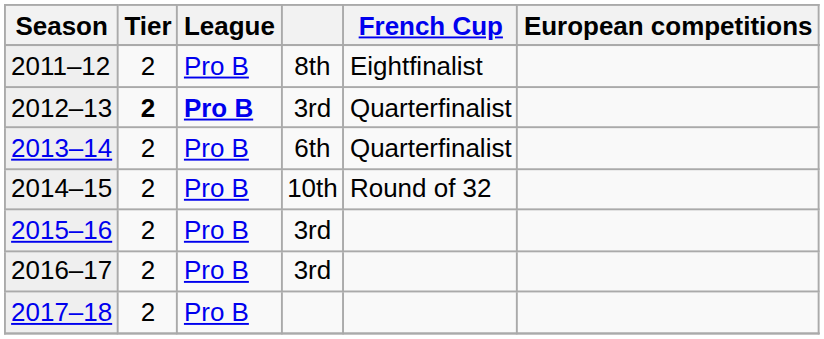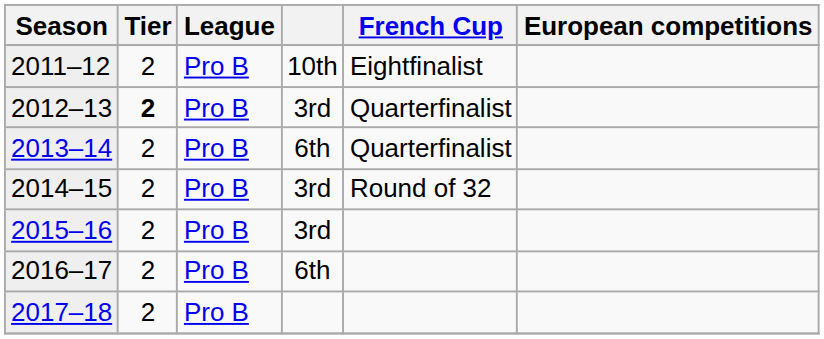(312, 66) 8th -> (312, 66) 10th
(219, 107) bold -> (216, 107) normal
(312, 189) 10th -> (312, 189) 3rd
(312, 271) 3rd -> (312, 271) 6th
